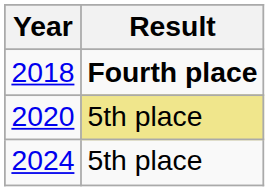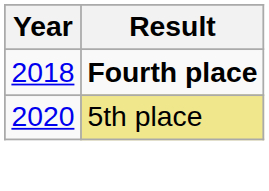- row: (43, 161)
